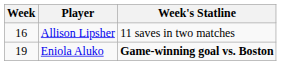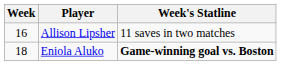(21, 51) 19 -> (21, 51) 18
